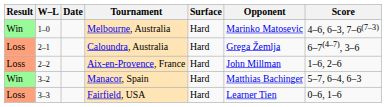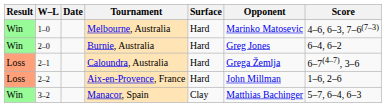+ row: (121, 45)
(200, 79) Hard -> (199, 94) Clay
- row: (116, 94)
